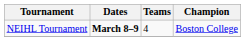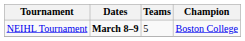(146, 28) 4 -> (146, 28) 5
